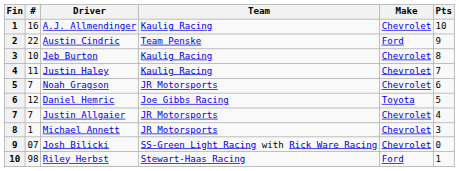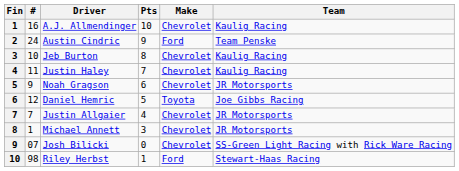columns swapped: (259, 12) <-> (444, 12)
(33, 42) 22 -> (33, 42) 24
(30, 86) 7 -> (30, 86) 9
